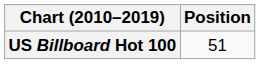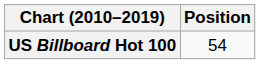(217, 44) 51 -> (217, 44) 54
